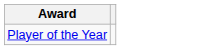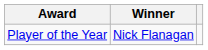+ column: (153, 14)
